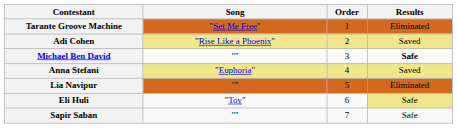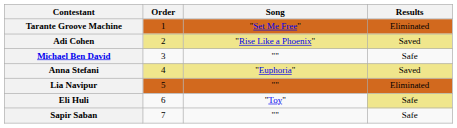columns swapped: (347, 11) <-> (235, 11)
(410, 55) bold -> (410, 55) normal
